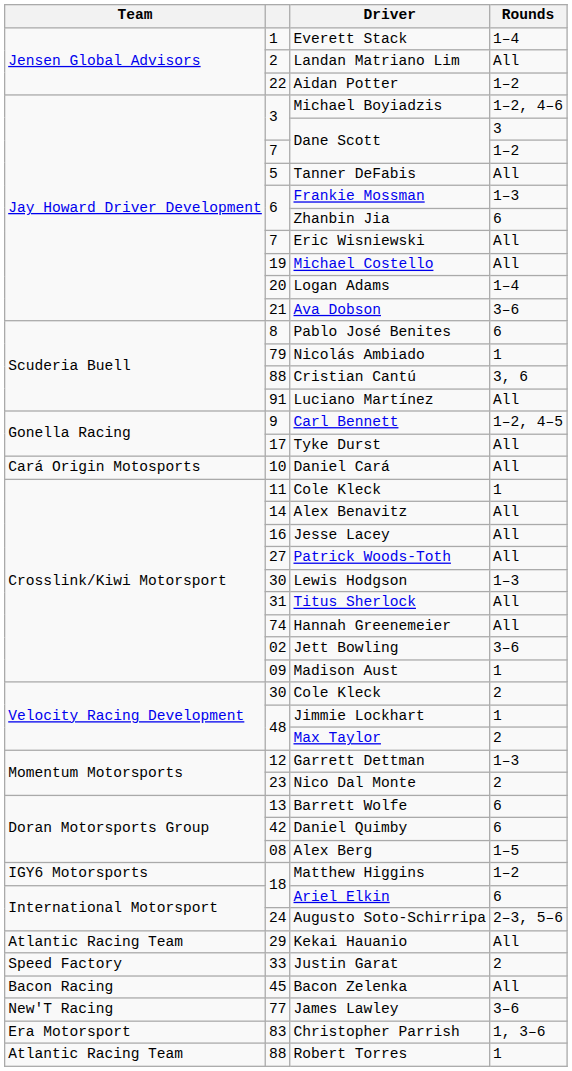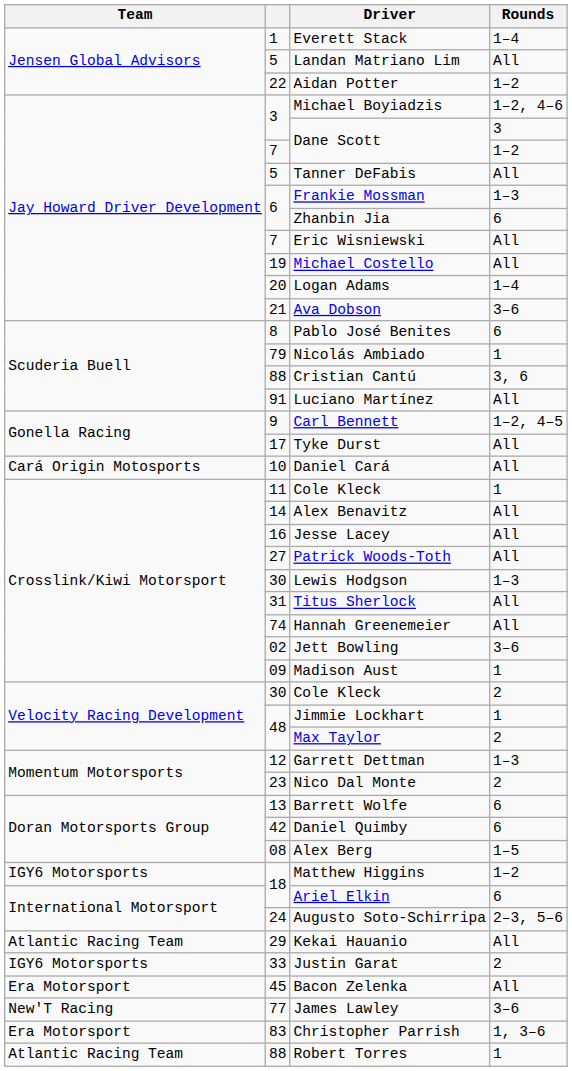(273, 61) 2 -> (273, 61) 5
(65, 964) Speed Factory -> (78, 964) IGY6 Motorsports
(61, 987) Bacon Racing -> (69, 987) Era Motorsport
